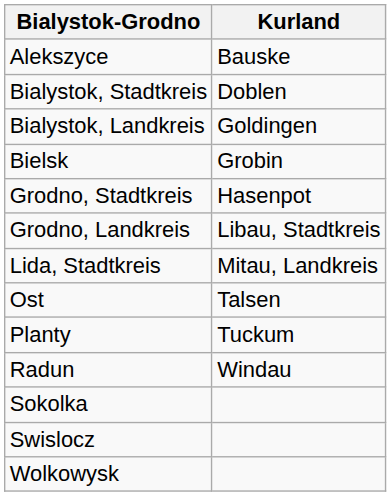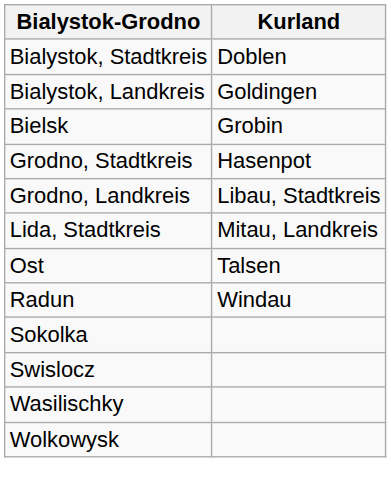- row: (59, 56)
- row: (40, 334)
+ row: (67, 404)
